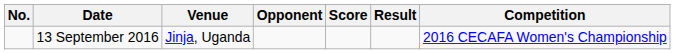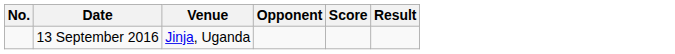- column: (545, 15)
